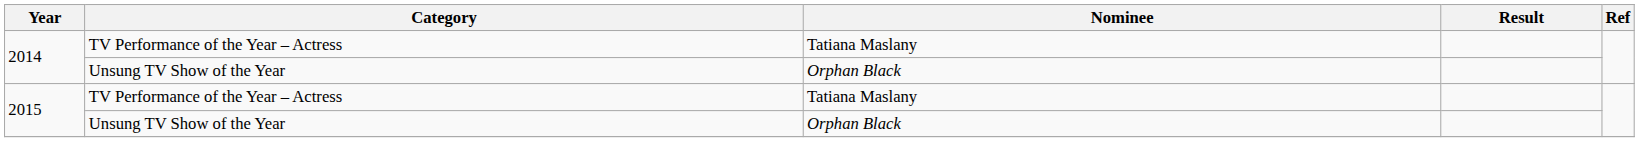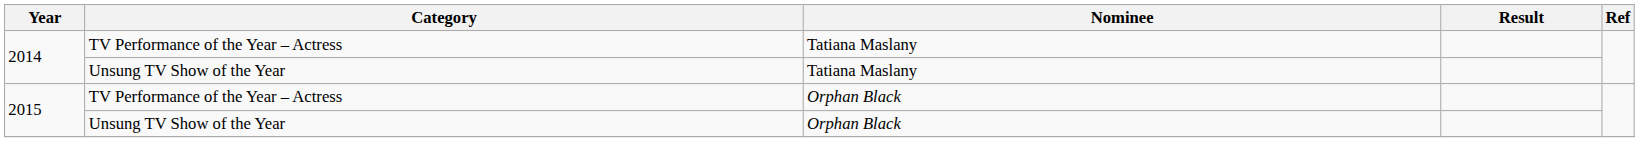(854, 70) Orphan Black -> (862, 70) Tatiana Maslany
(862, 96) Tatiana Maslany -> (854, 96) Orphan Black
